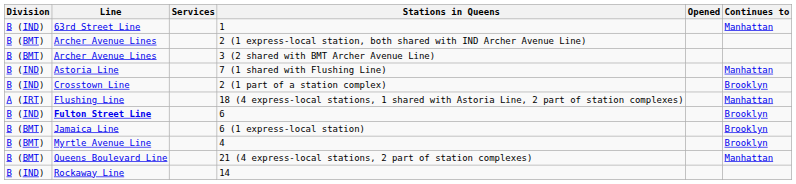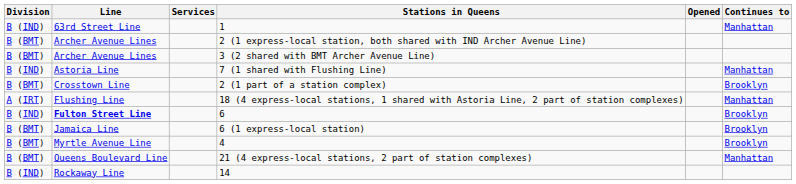(25, 85) B (IND) -> (25, 85) B (BMT)
